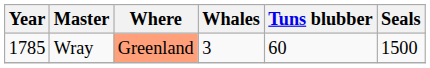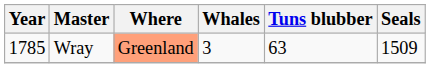(277, 47) 60 -> (277, 47) 63
(399, 47) 1500 -> (399, 47) 1509
